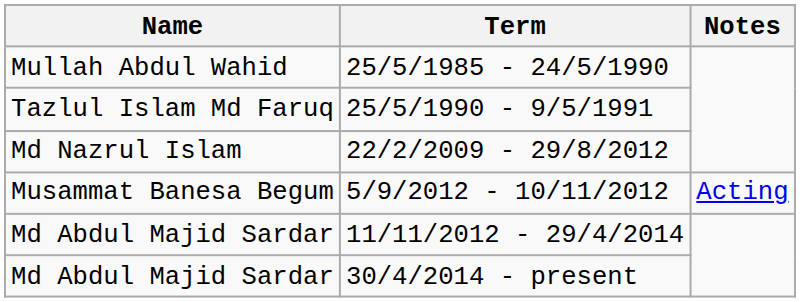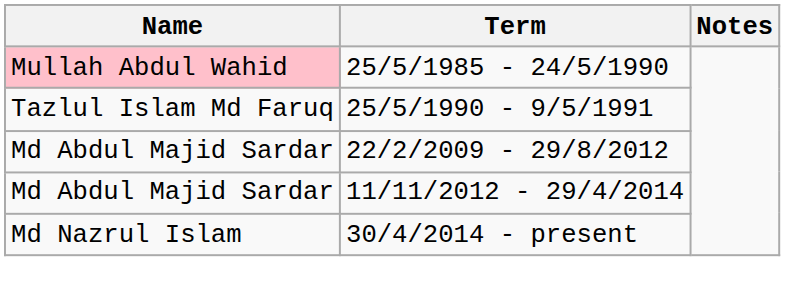(149, 68) no background -> (149, 68) pink background
(126, 151) Md Nazrul Islam -> (172, 151) Md Abdul Majid Sardar
- row: (507, 193)
(172, 276) Md Abdul Majid Sardar -> (126, 235) Md Nazrul Islam
